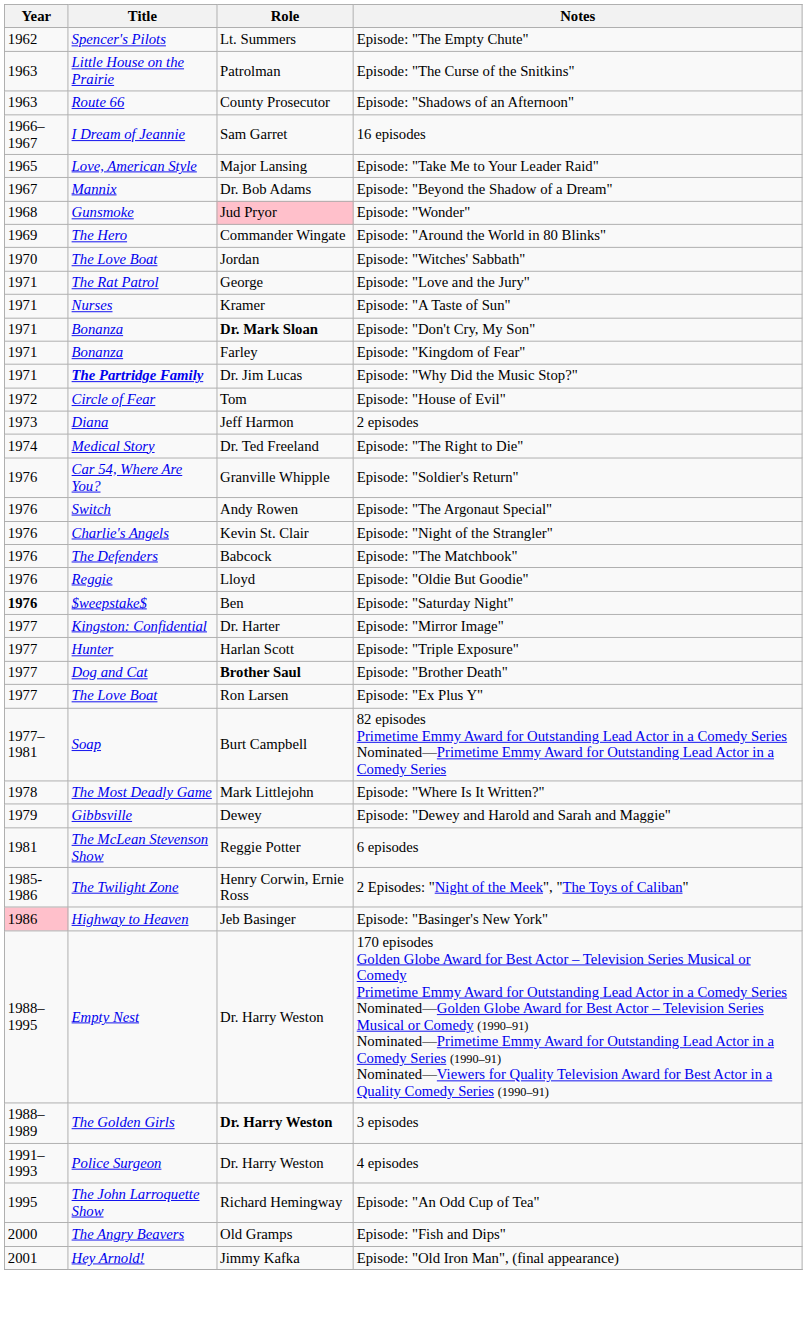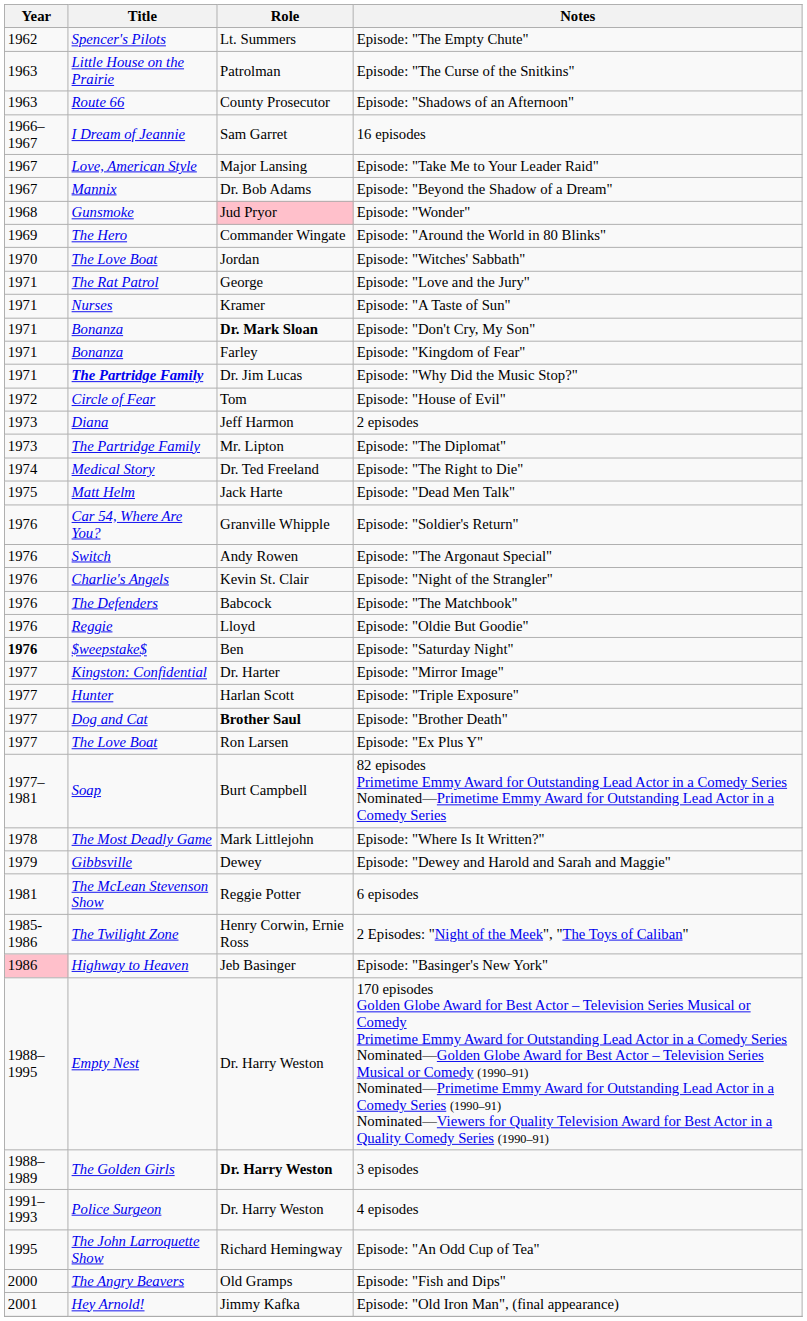(23, 166) 1965 -> (23, 166) 1967
+ row: (431, 446)
+ row: (436, 492)
